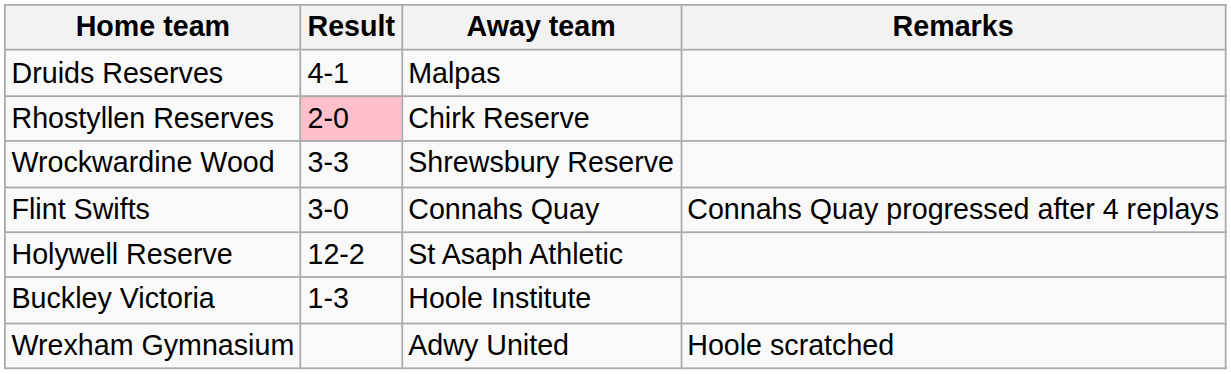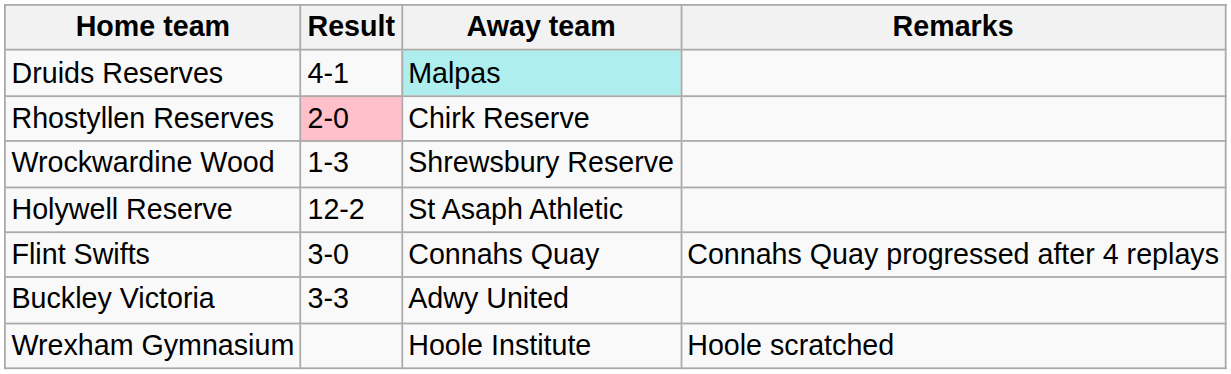(454, 72) no background -> (454, 72) paleturquoise background
(328, 163) 3-3 -> (328, 163) 1-3
rows swapped: (122, 254) <-> (81, 208)
(328, 299) 1-3 -> (328, 299) 3-3
(500, 299) Hoole Institute -> (489, 299) Adwy United
(489, 345) Adwy United -> (500, 345) Hoole Institute
